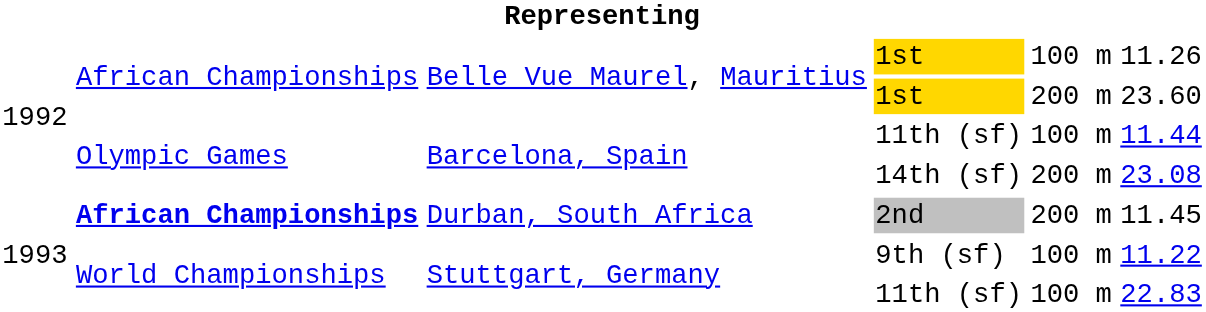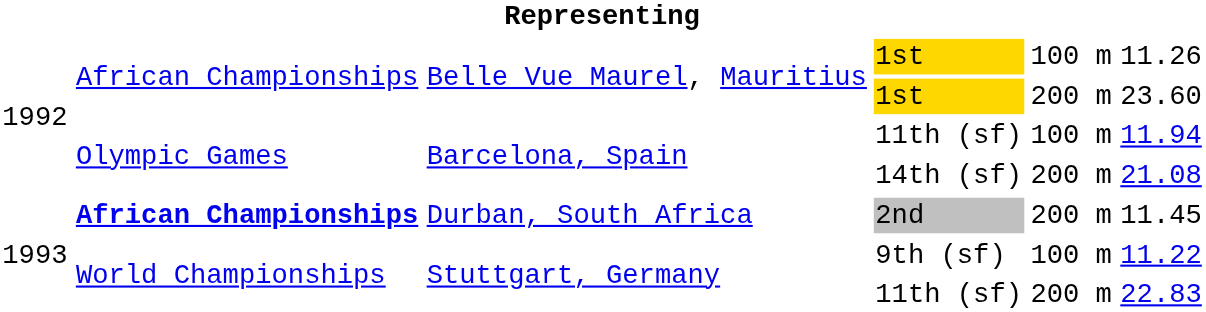(1161, 136) 11.44 -> (1161, 136) 11.94
(1161, 176) 23.08 -> (1161, 176) 21.08
(1071, 295) 100 m -> (1071, 295) 200 m
